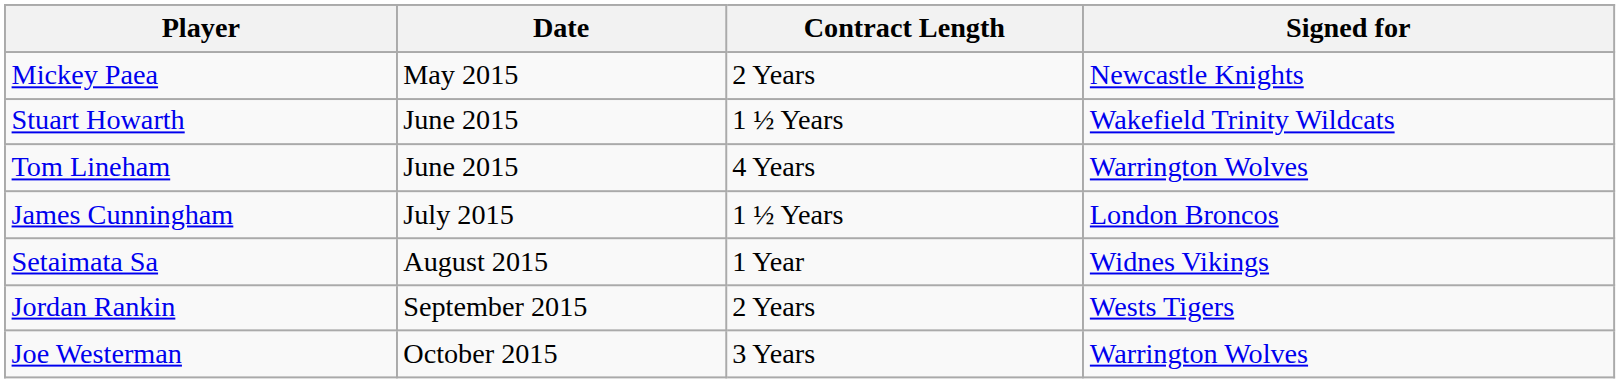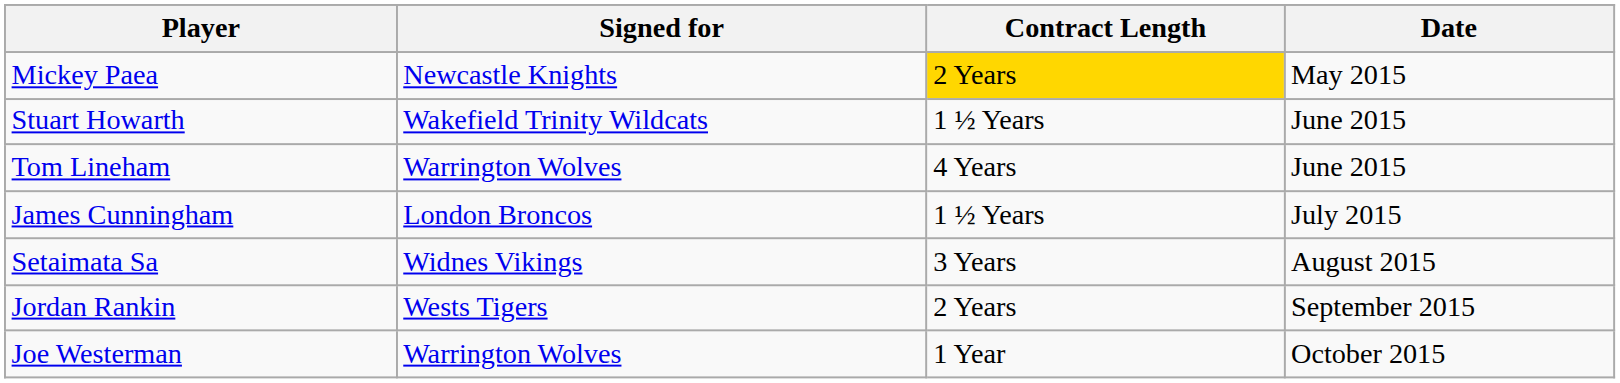columns swapped: (1348, 28) <-> (561, 28)
(774, 74) no background -> (975, 74) gold background
(768, 260) 1 Year -> (975, 260) 3 Years
(774, 354) 3 Years -> (969, 354) 1 Year
